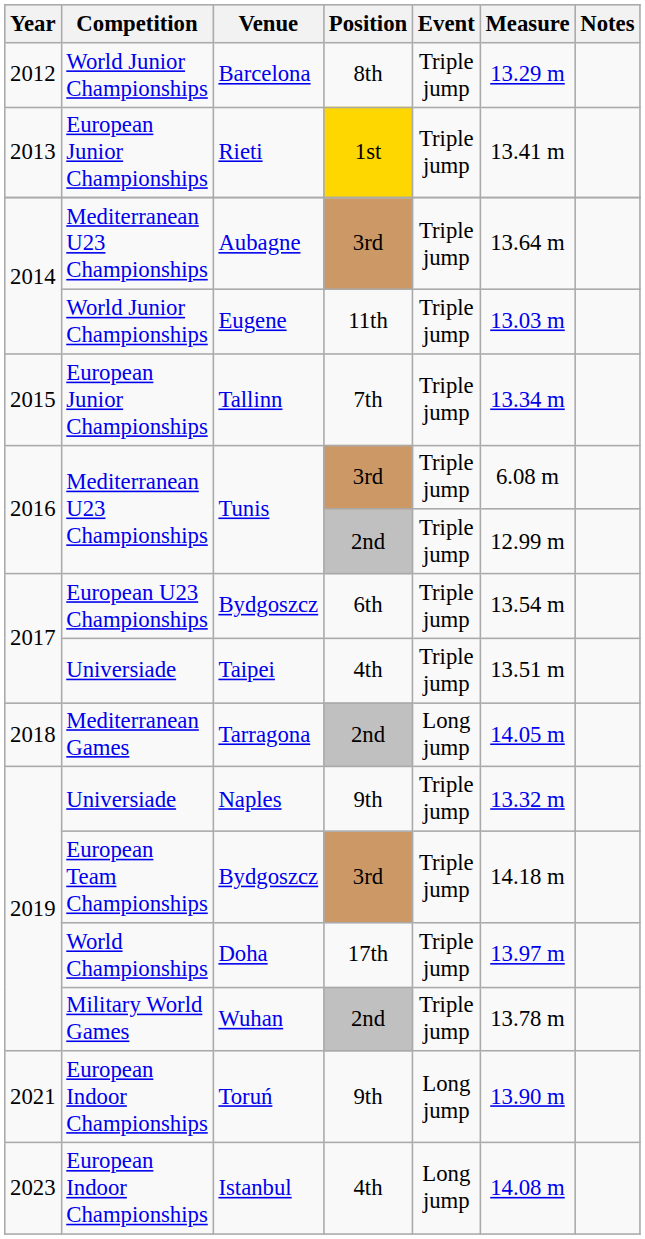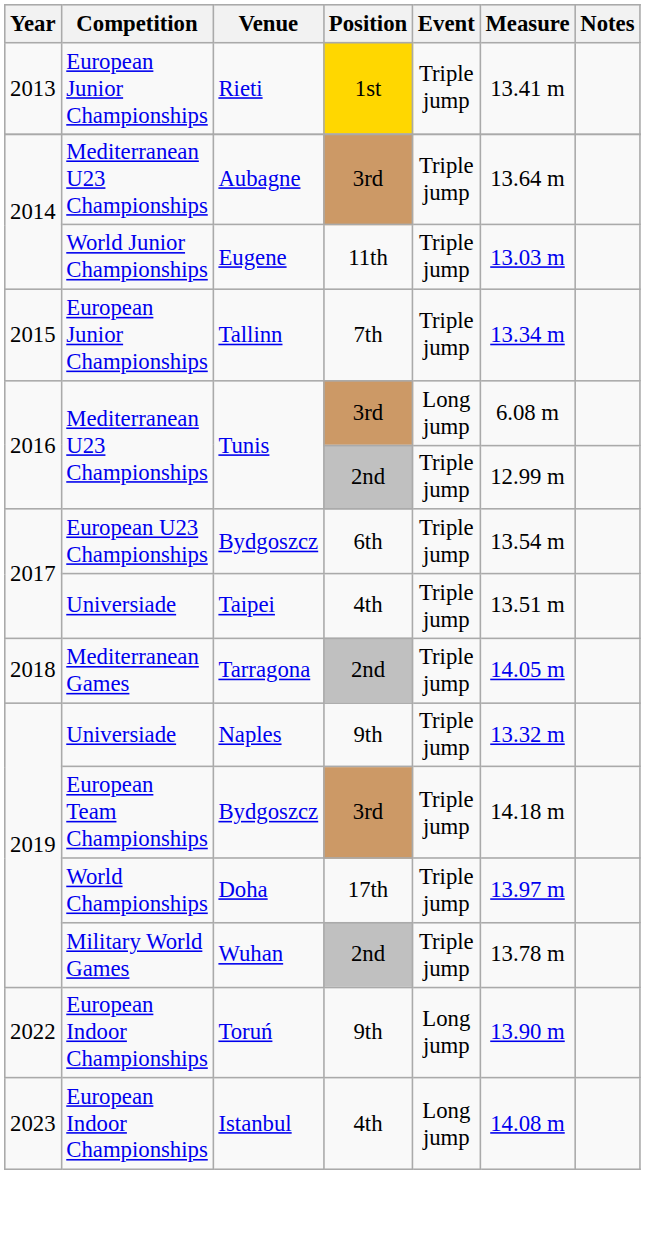- row: (265, 74)
(446, 477) Triple jump -> (446, 412) Long jump
(446, 734) Long jump -> (446, 670) Triple jump
(33, 1096) 2021 -> (33, 1032) 2022
